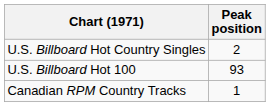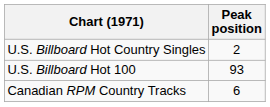(237, 91) 1 -> (237, 91) 6
